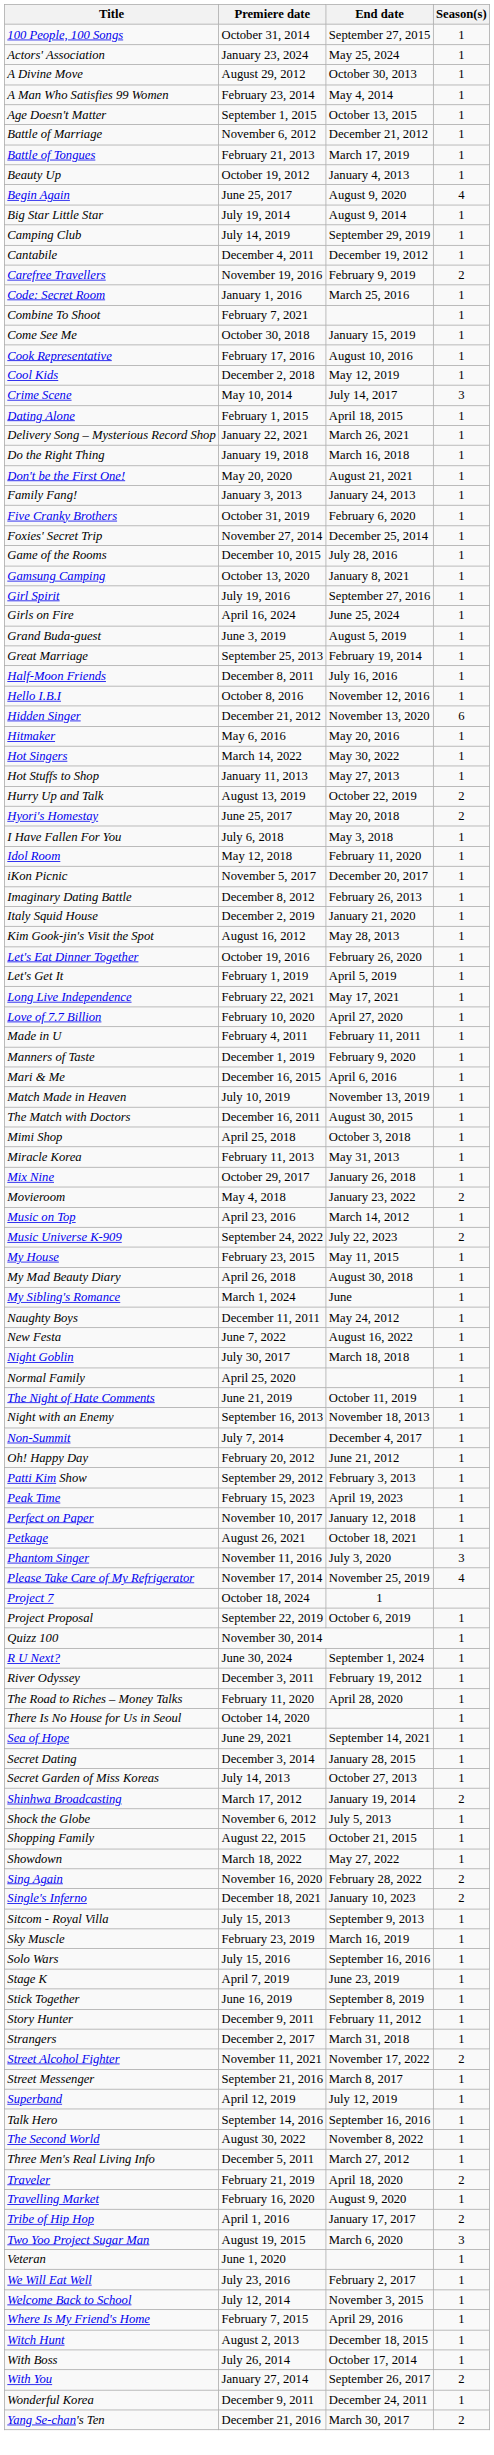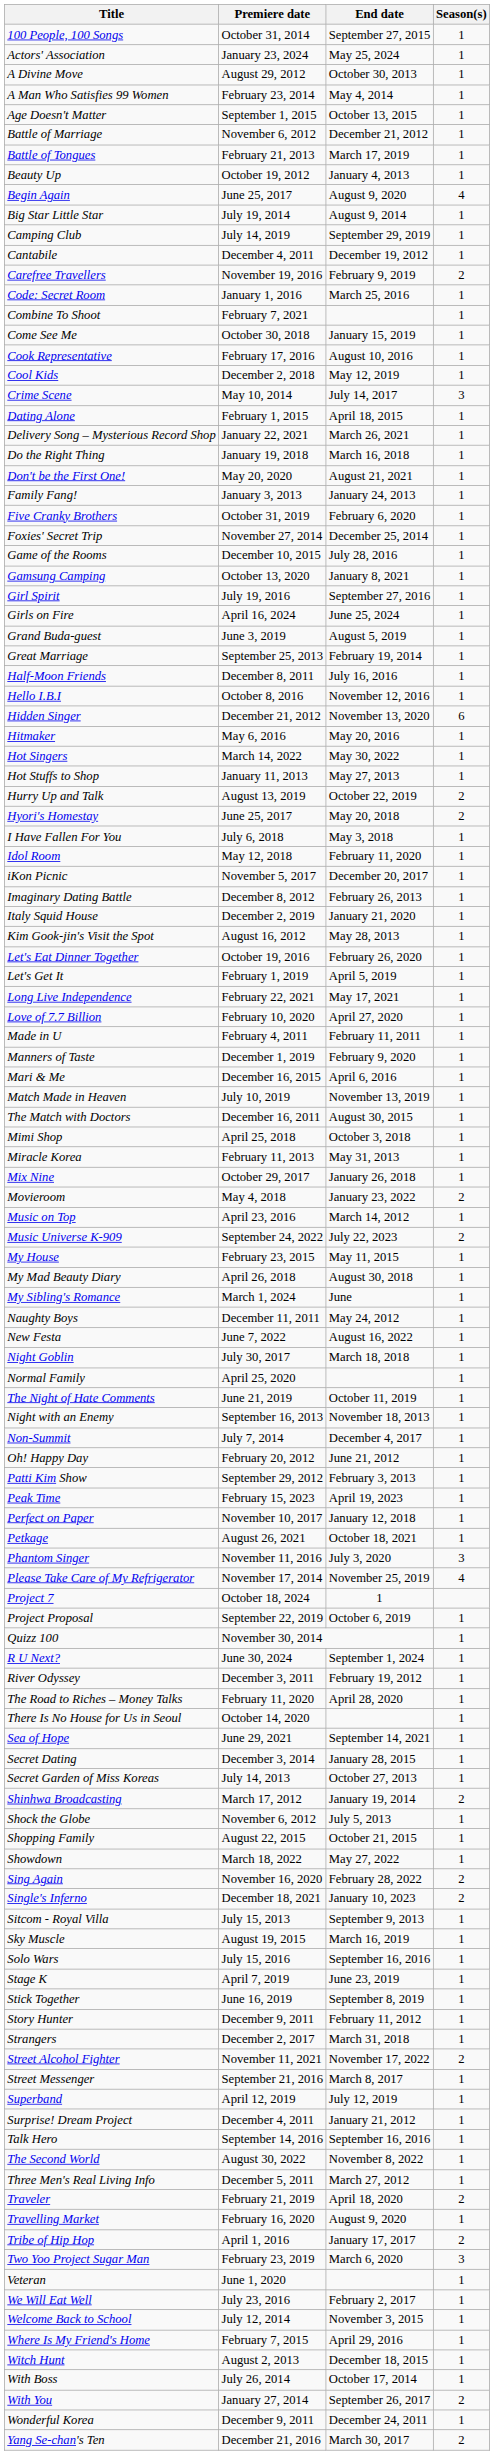(268, 1938) February 23, 2019 -> (263, 1938) August 19, 2015
+ row: (70, 2119)
(263, 2239) August 19, 2015 -> (268, 2259) February 23, 2019
